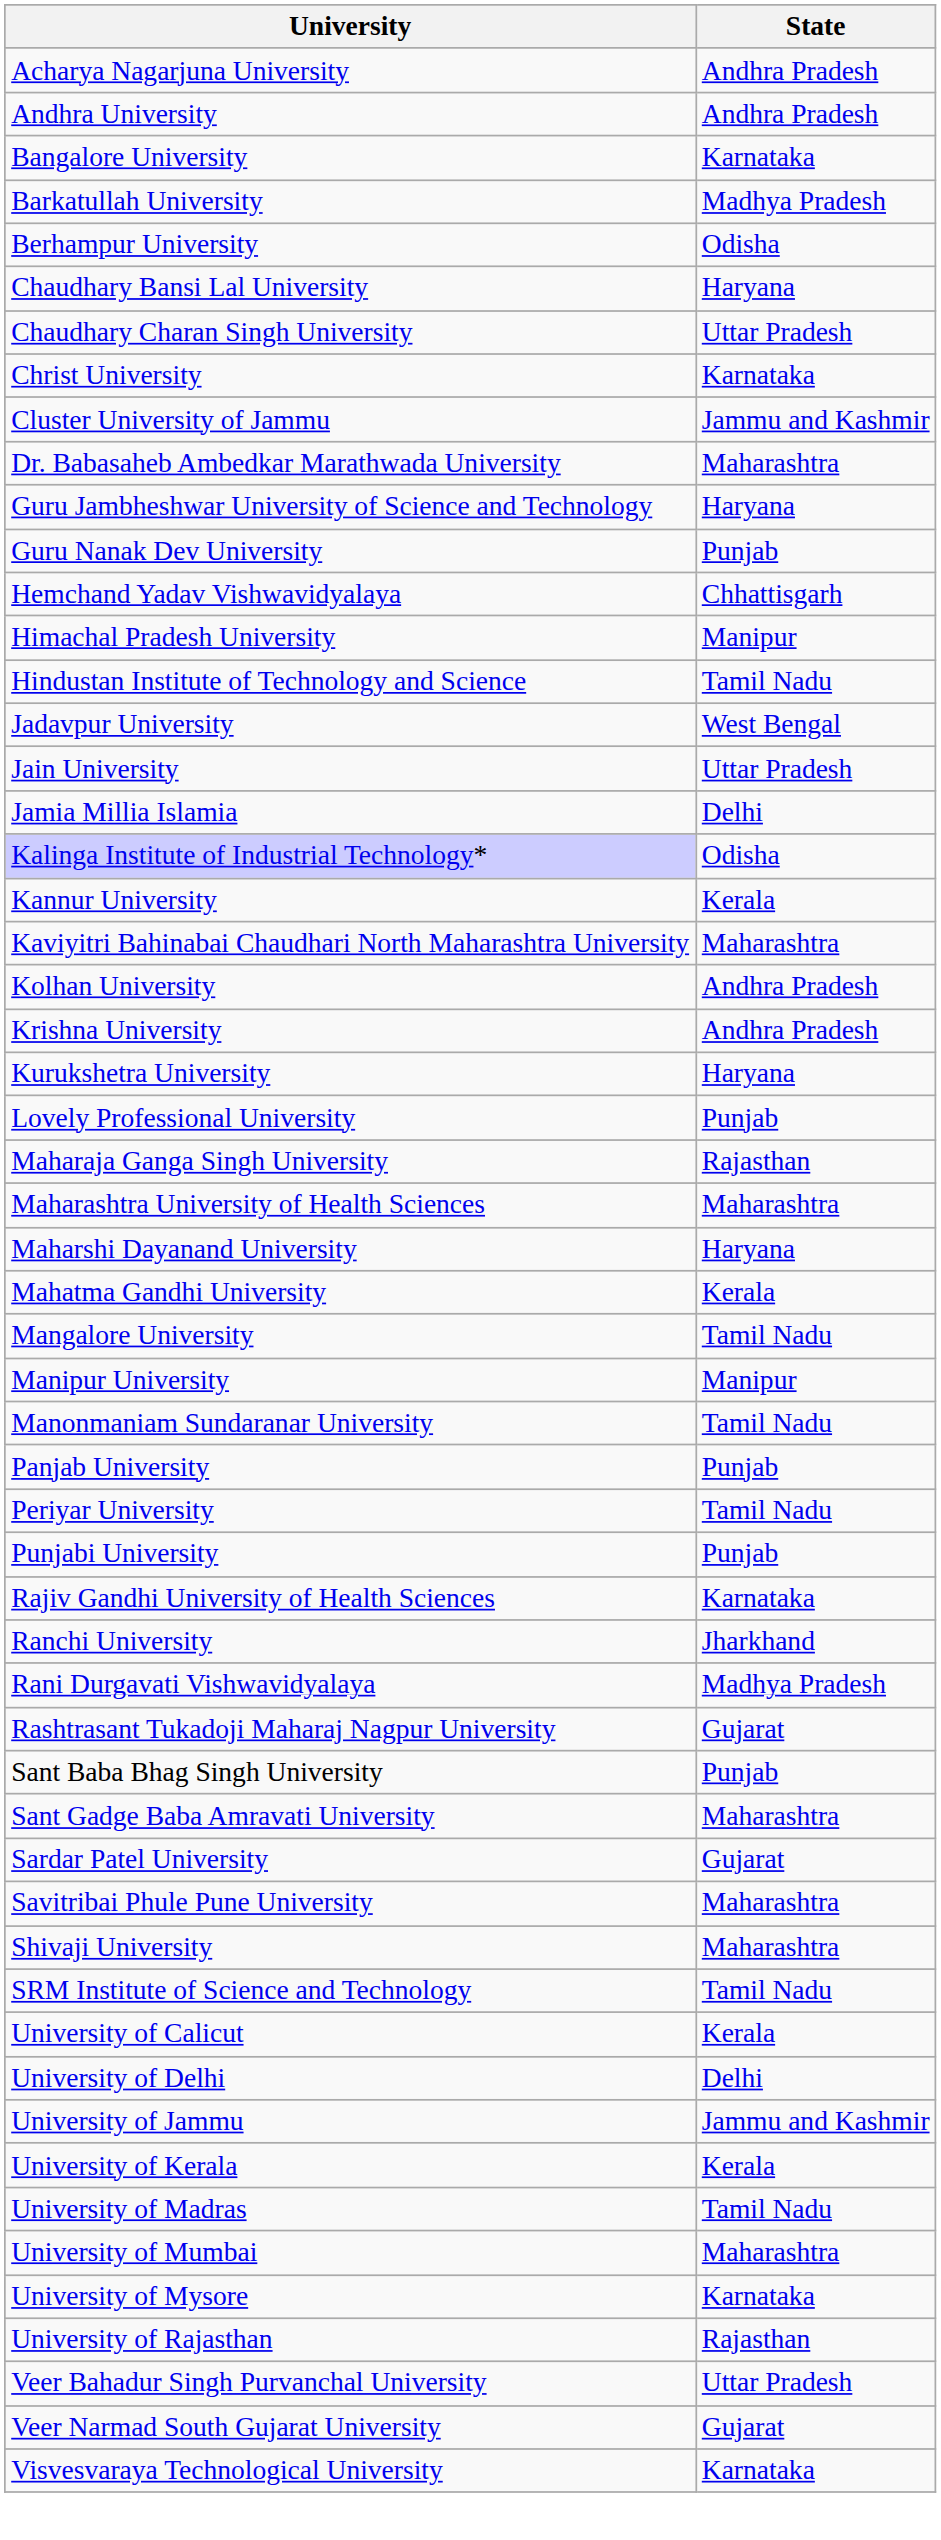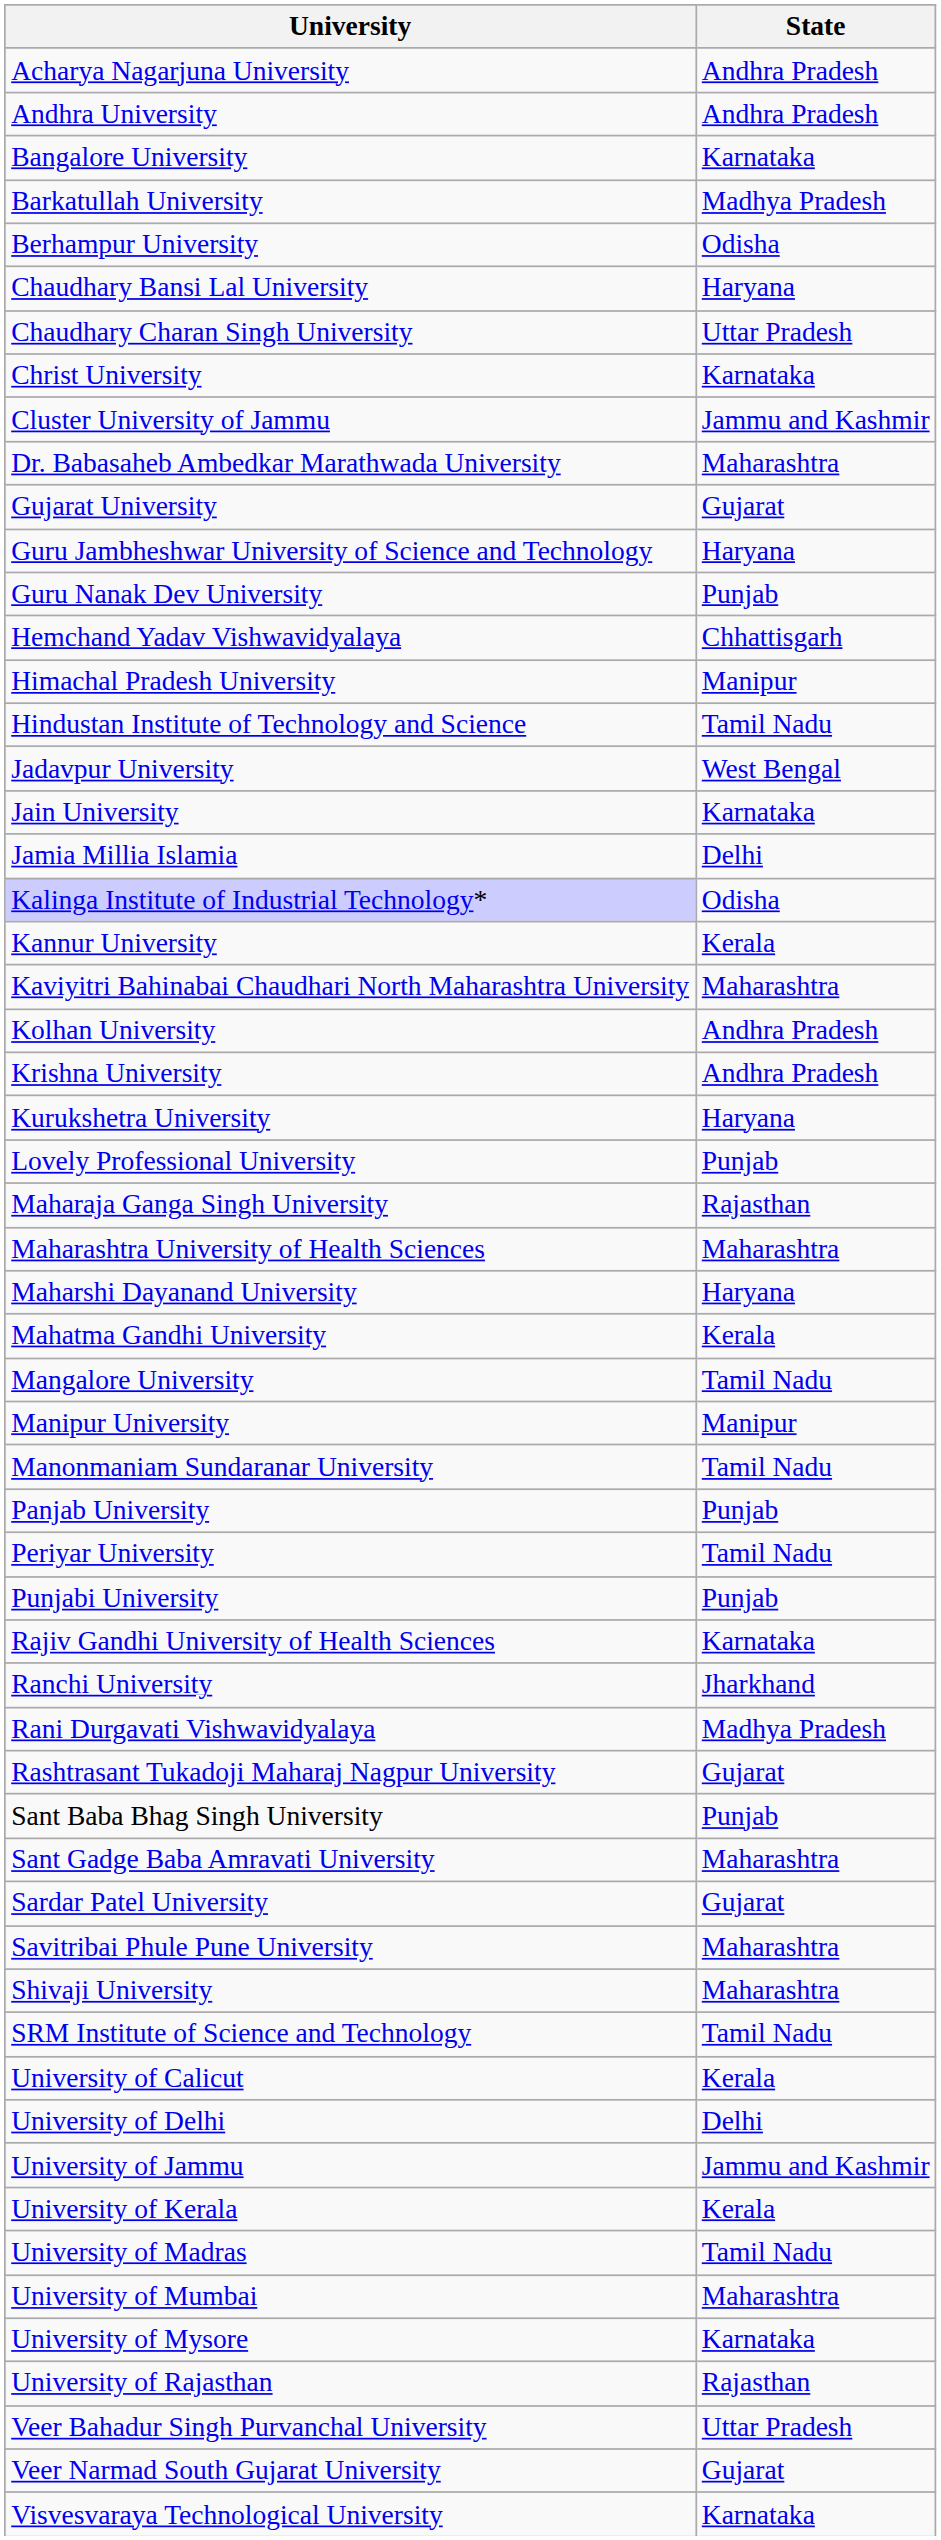+ row: (114, 506)
(777, 768) Uttar Pradesh -> (758, 811) Karnataka
